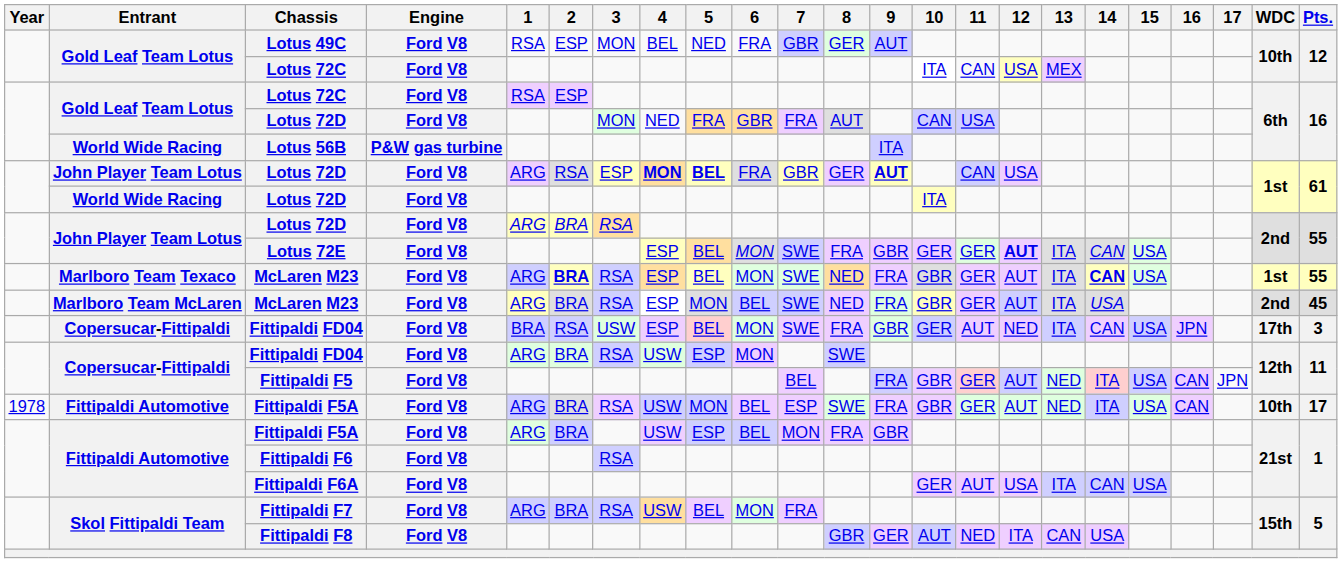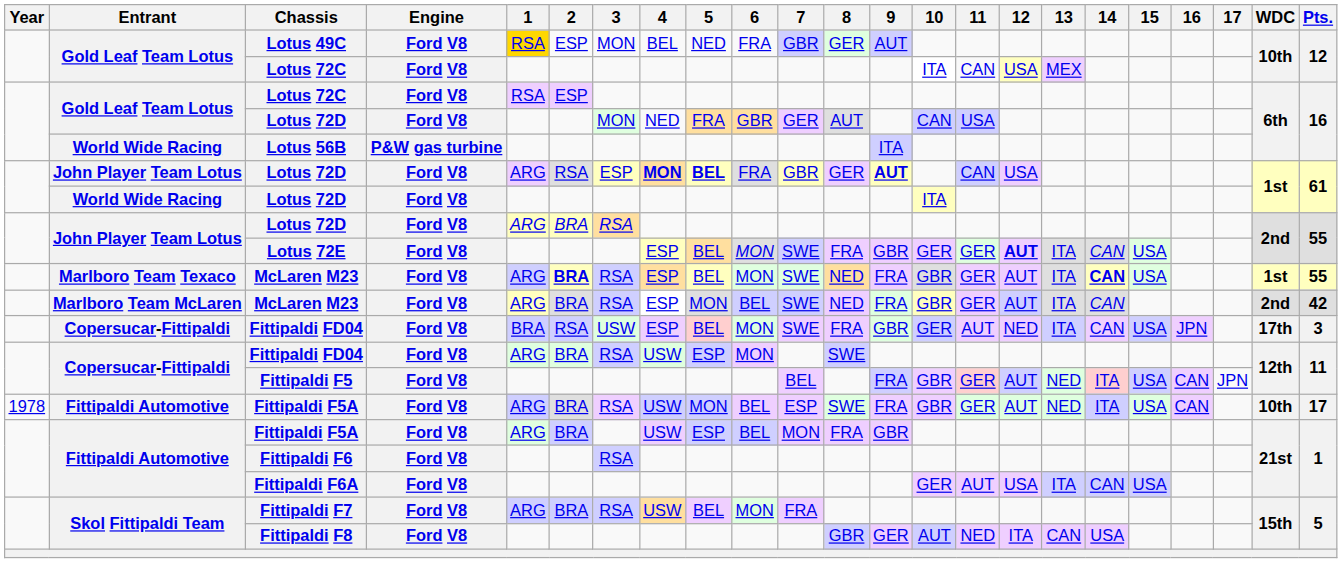(528, 43) no background -> (528, 43) gold background
(801, 121) FRA -> (801, 121) GER
(1107, 303) USA -> (1107, 303) CAN
(1318, 303) 45 -> (1318, 303) 42
